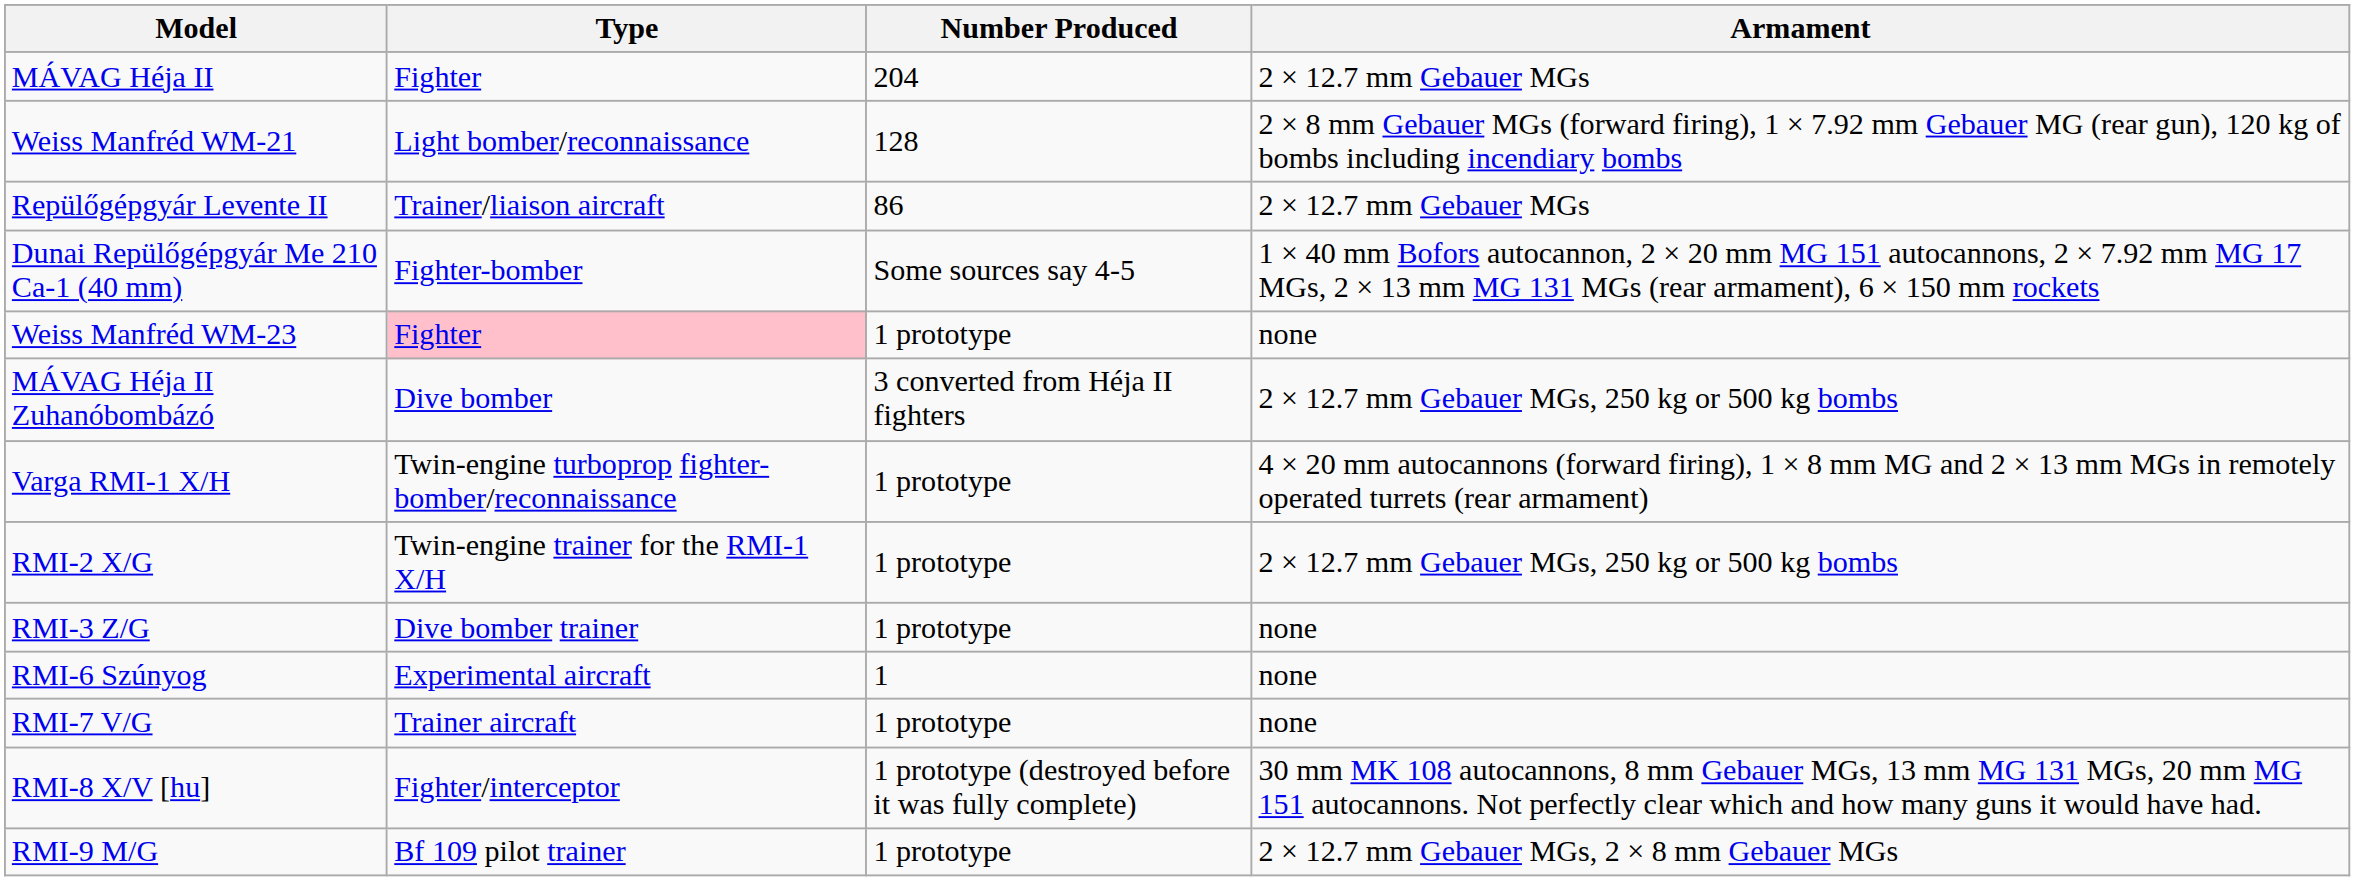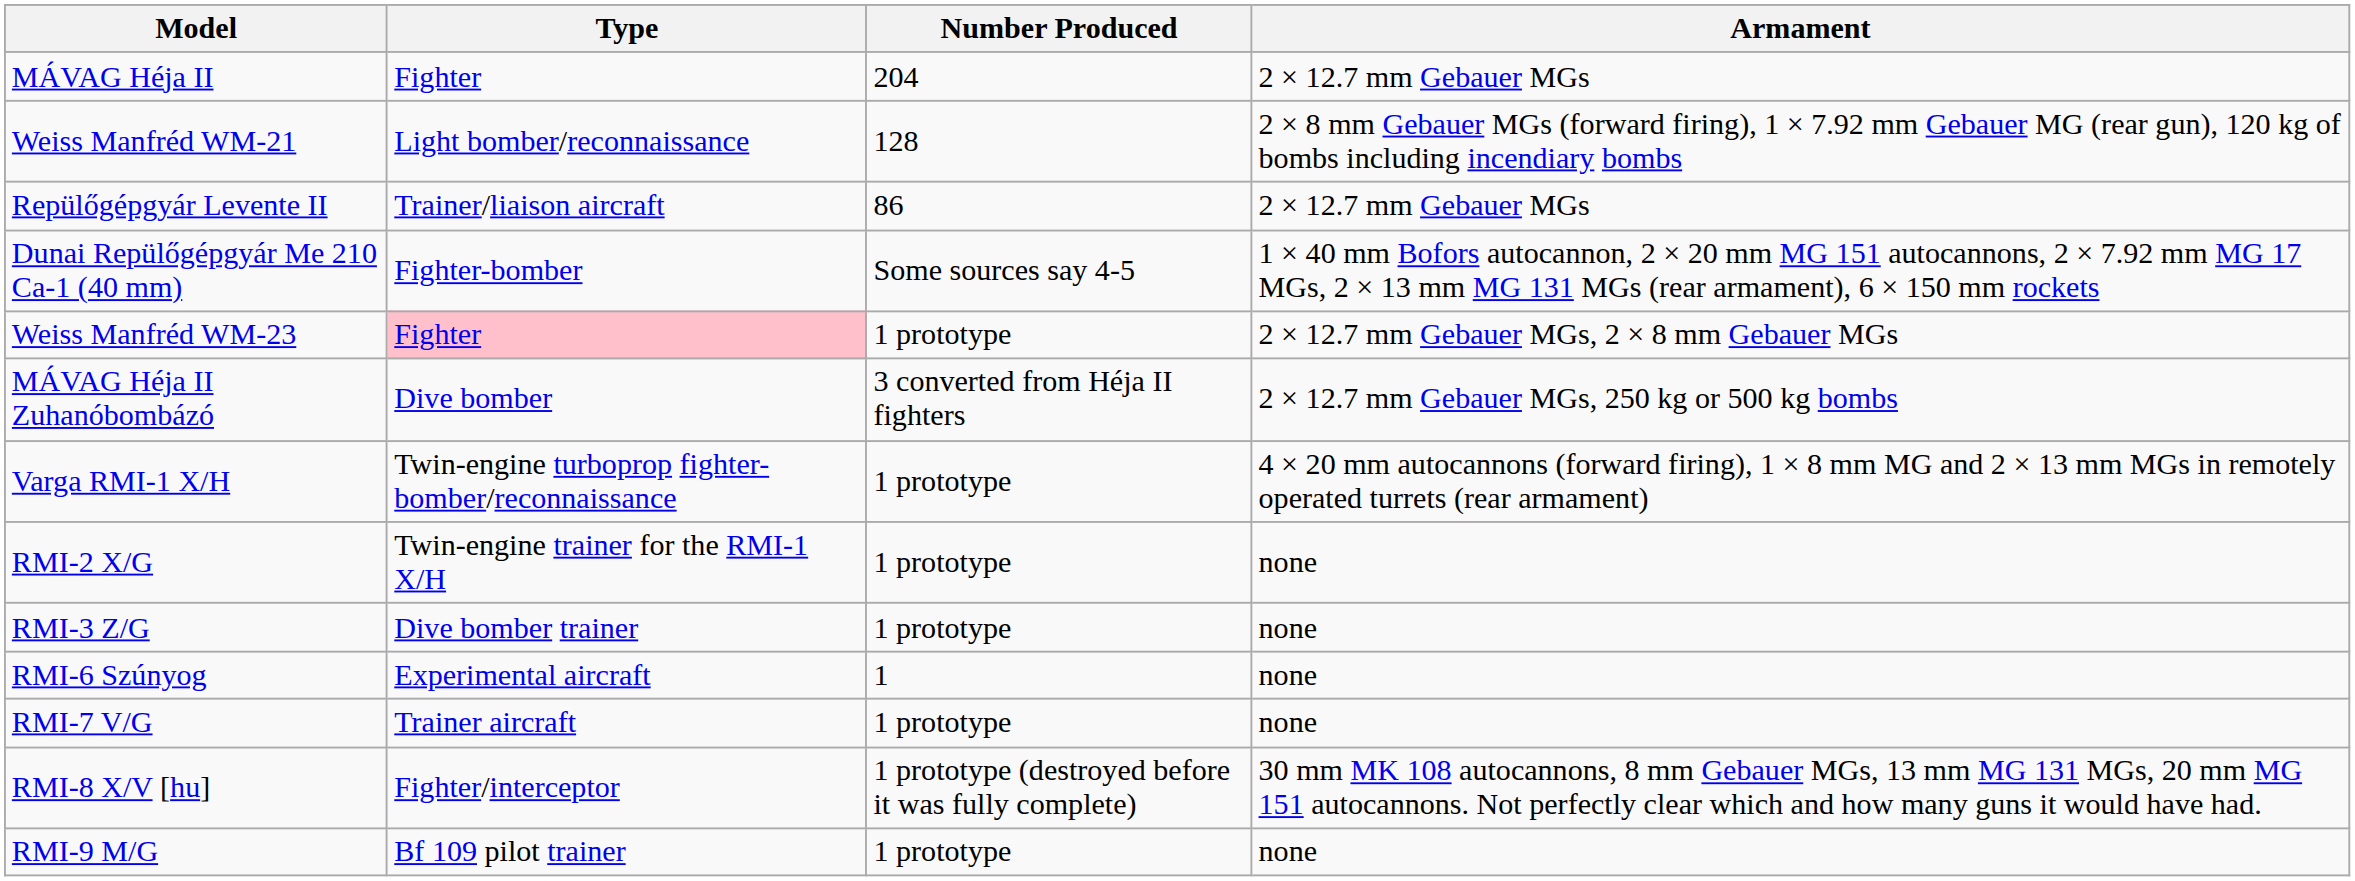(1288, 334) none -> (1578, 334) 2 × 12.7 mm Gebauer MGs, 2 × 8 mm Gebauer MGs
(1578, 562) 2 × 12.7 mm Gebauer MGs, 250 kg or 500 kg bombs -> (1288, 562) none
(1578, 851) 2 × 12.7 mm Gebauer MGs, 2 × 8 mm Gebauer MGs -> (1288, 851) none
